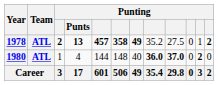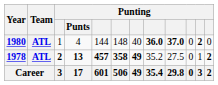rows swapped: (16, 42) <-> (16, 57)
